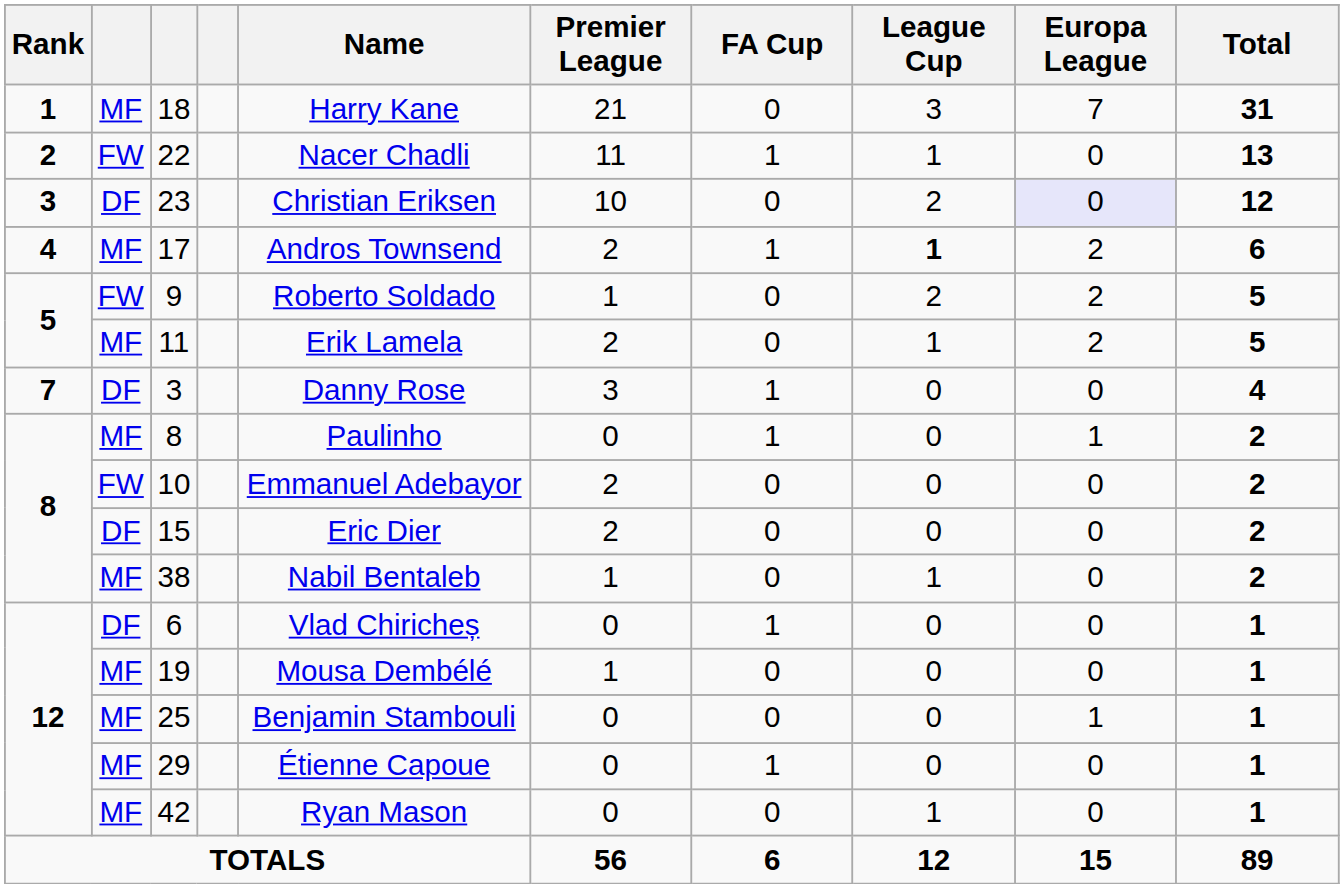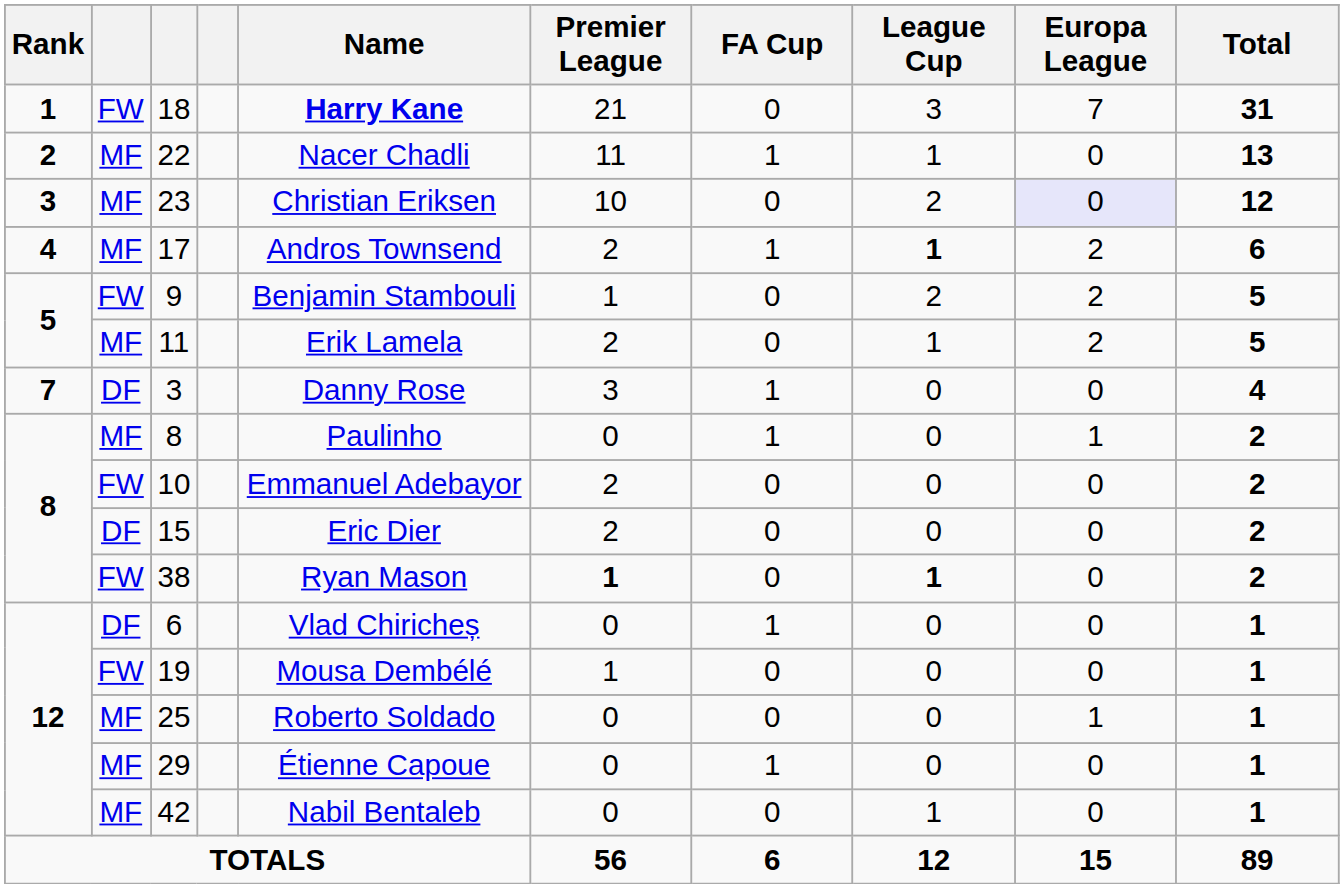(121, 108) MF -> (121, 108) FW
(384, 108) normal -> (384, 108) bold
(121, 155) FW -> (121, 155) MF
(121, 202) DF -> (121, 202) MF
(384, 295) Roberto Soldado -> (384, 295) Benjamin Stambouli
(121, 577) MF -> (121, 577) FW
(384, 577) Nabil Bentaleb -> (384, 577) Ryan Mason
(611, 577) normal -> (611, 577) bold
(934, 577) normal -> (934, 577) bold
(121, 671) MF -> (121, 671) FW
(384, 718) Benjamin Stambouli -> (384, 718) Roberto Soldado
(384, 812) Ryan Mason -> (384, 812) Nabil Bentaleb
